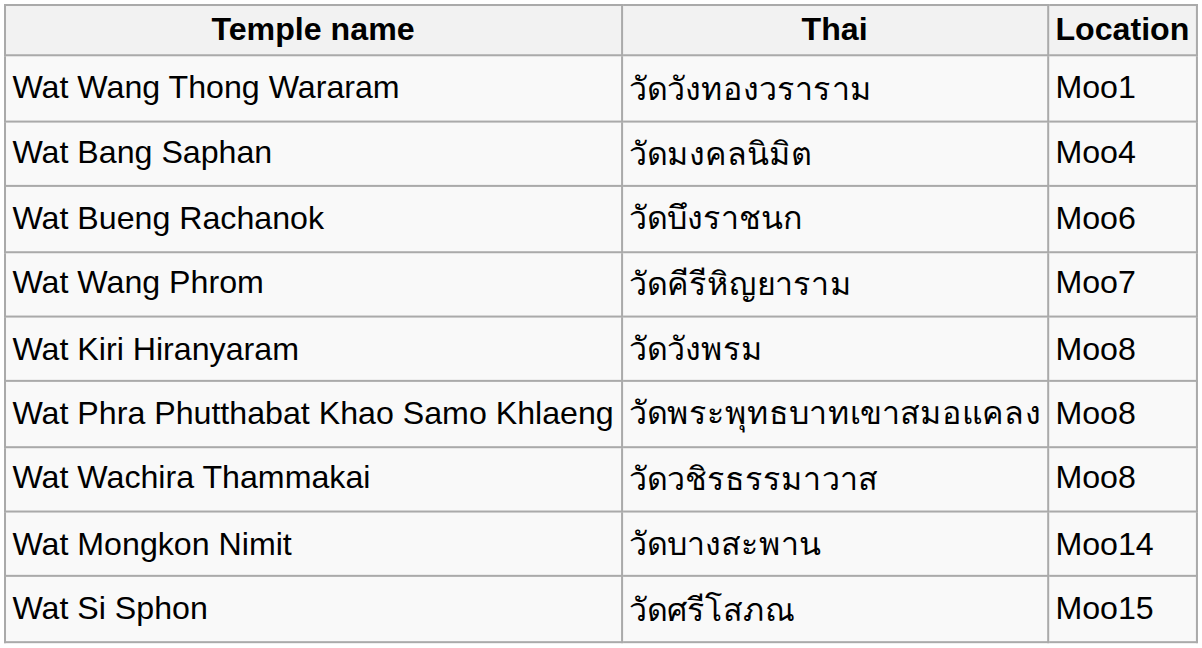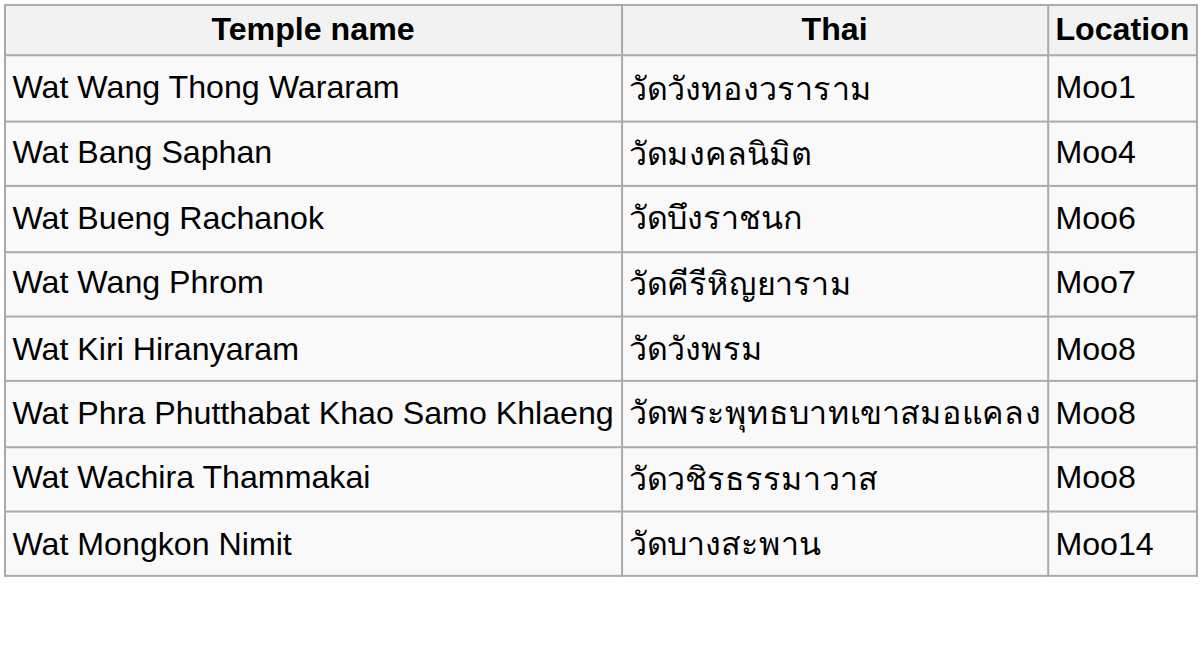- row: (110, 608)
